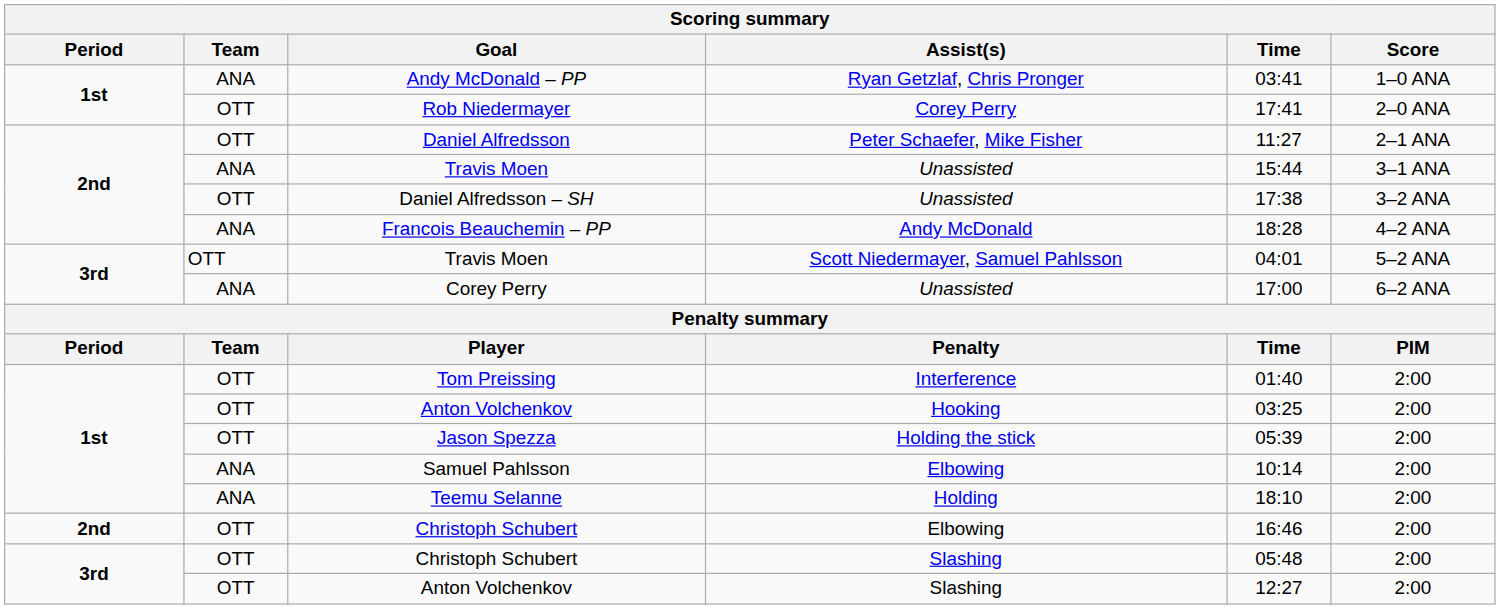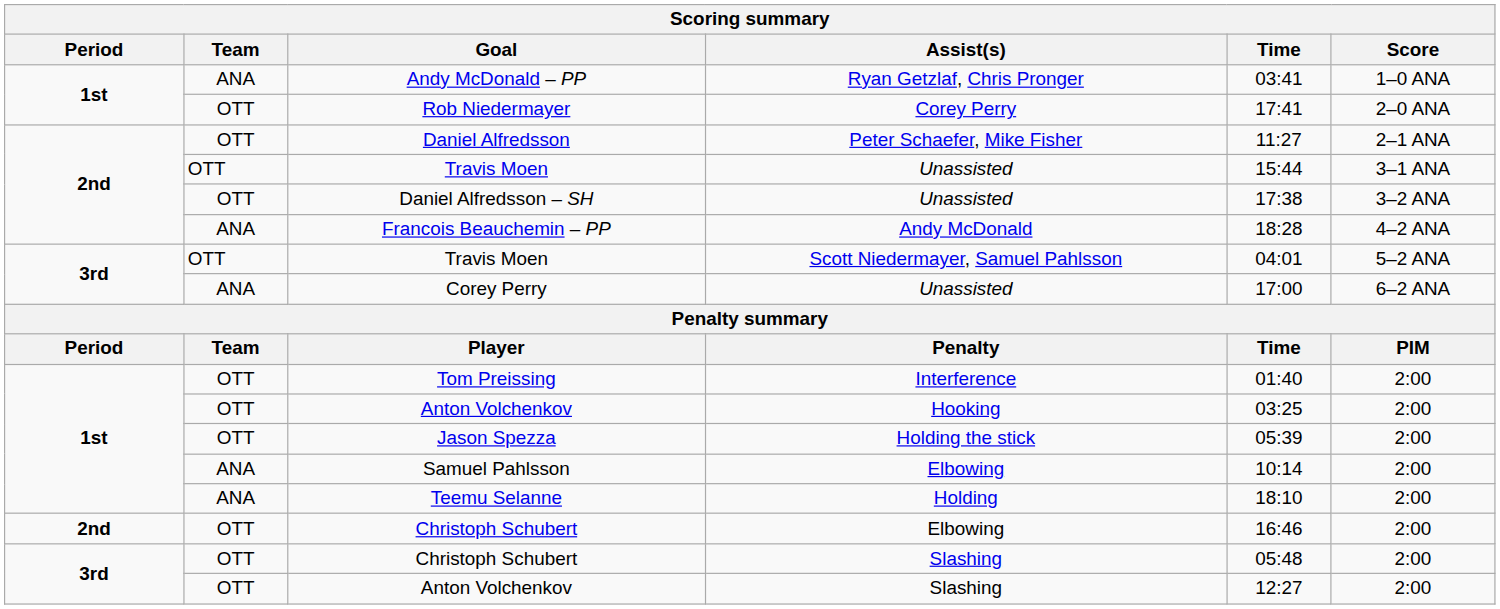(236, 169) ANA -> (207, 169) OTT
